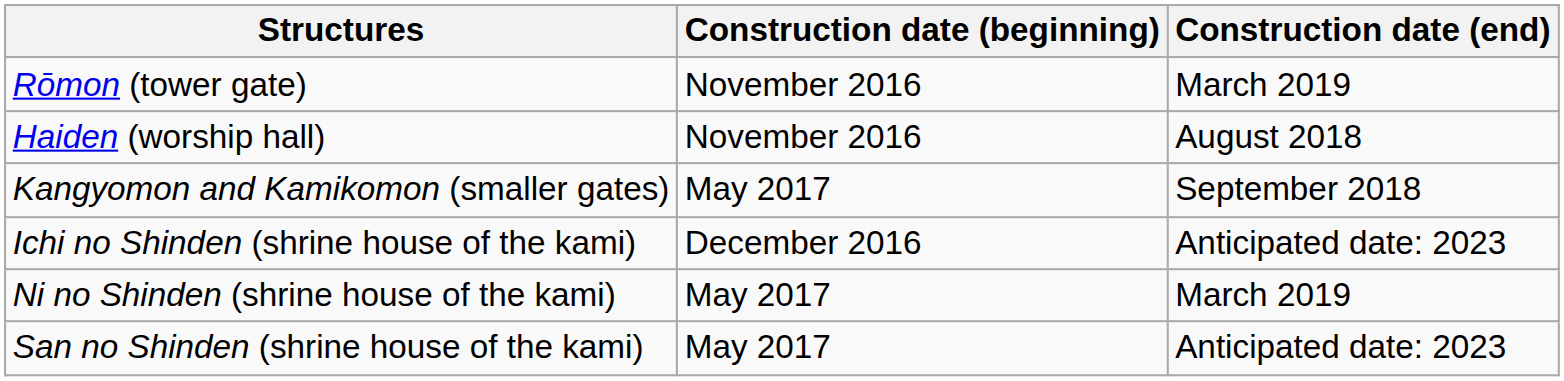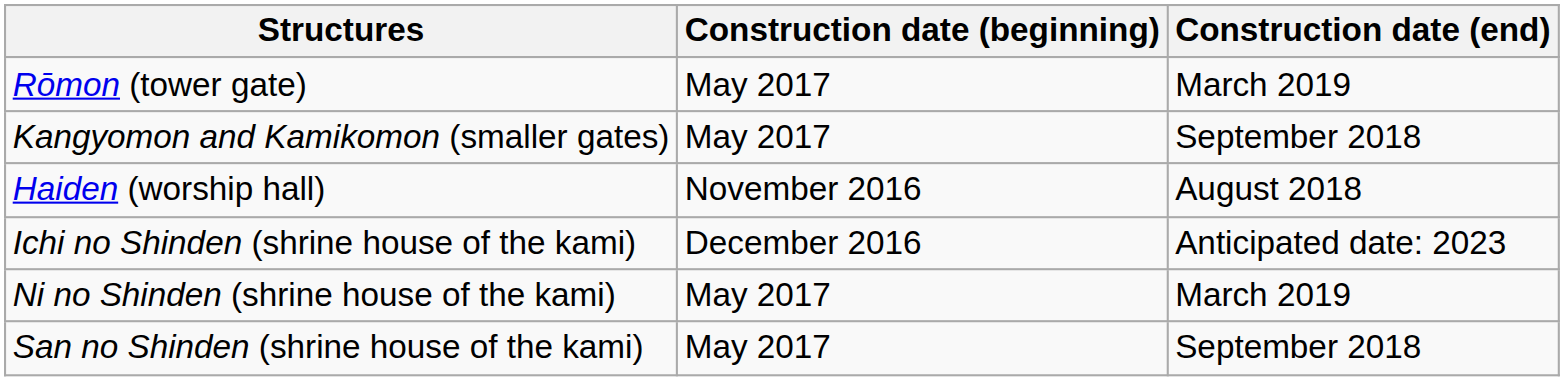(803, 83) November 2016 -> (758, 83) May 2017
rows swapped: (169, 136) <-> (341, 189)
(1341, 347) Anticipated date: 2023 -> (1298, 347) September 2018
